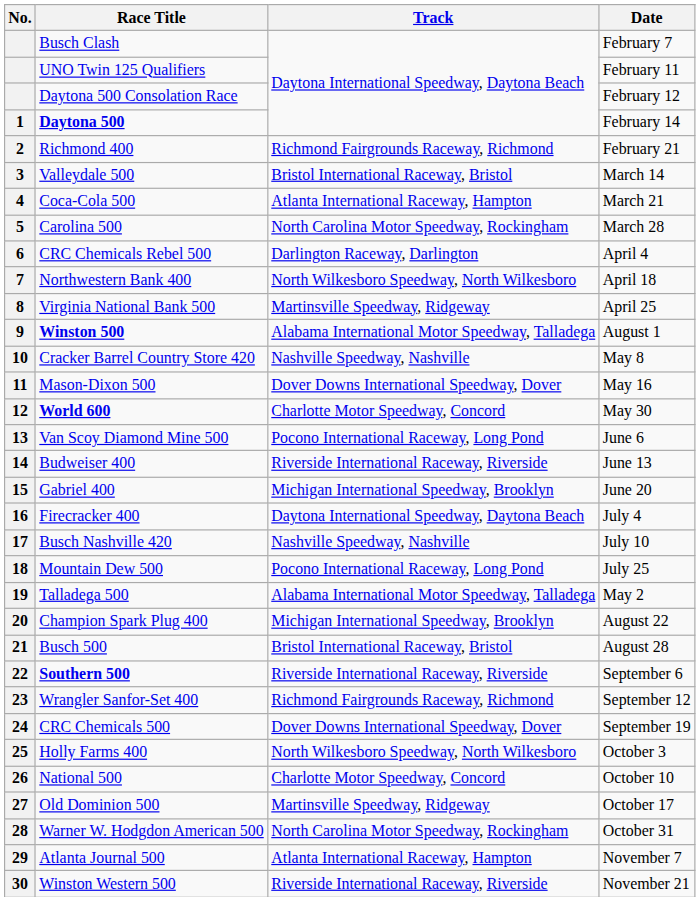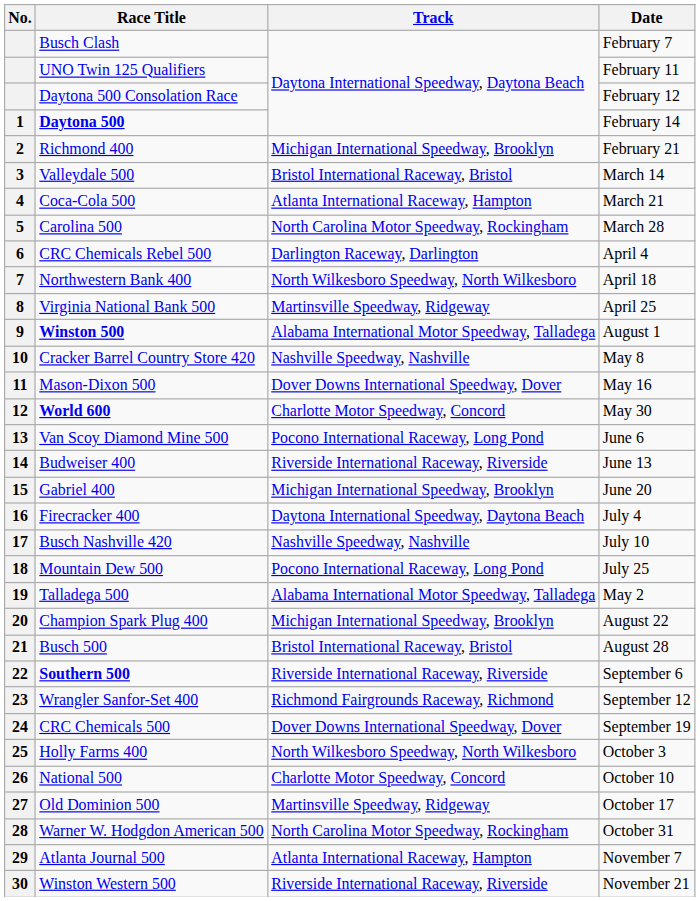(412, 148) Richmond Fairgrounds Raceway, Richmond -> (413, 148) Michigan International Speedway, Brooklyn
